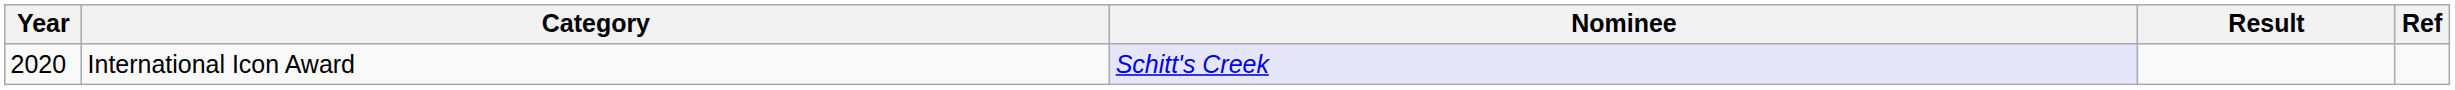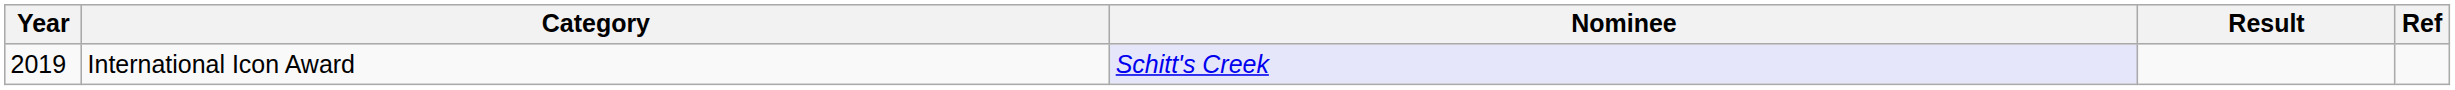(38, 63) 2020 -> (38, 63) 2019
